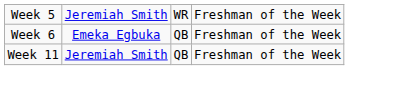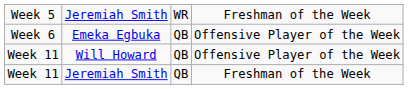(268, 34) Freshman of the Week -> (297, 34) Offensive Player of the Week
+ row: (33, 54)
